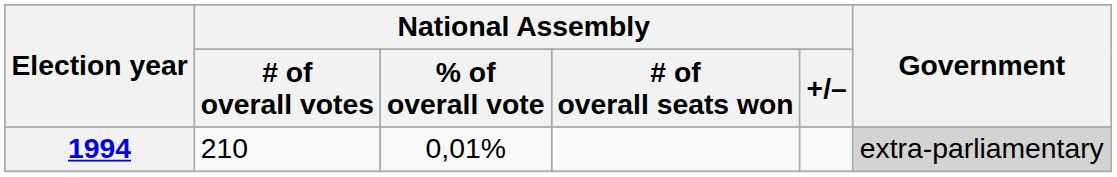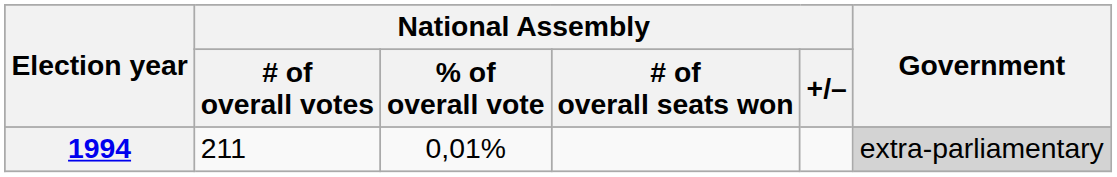(224, 148) 210 -> (223, 148) 211
